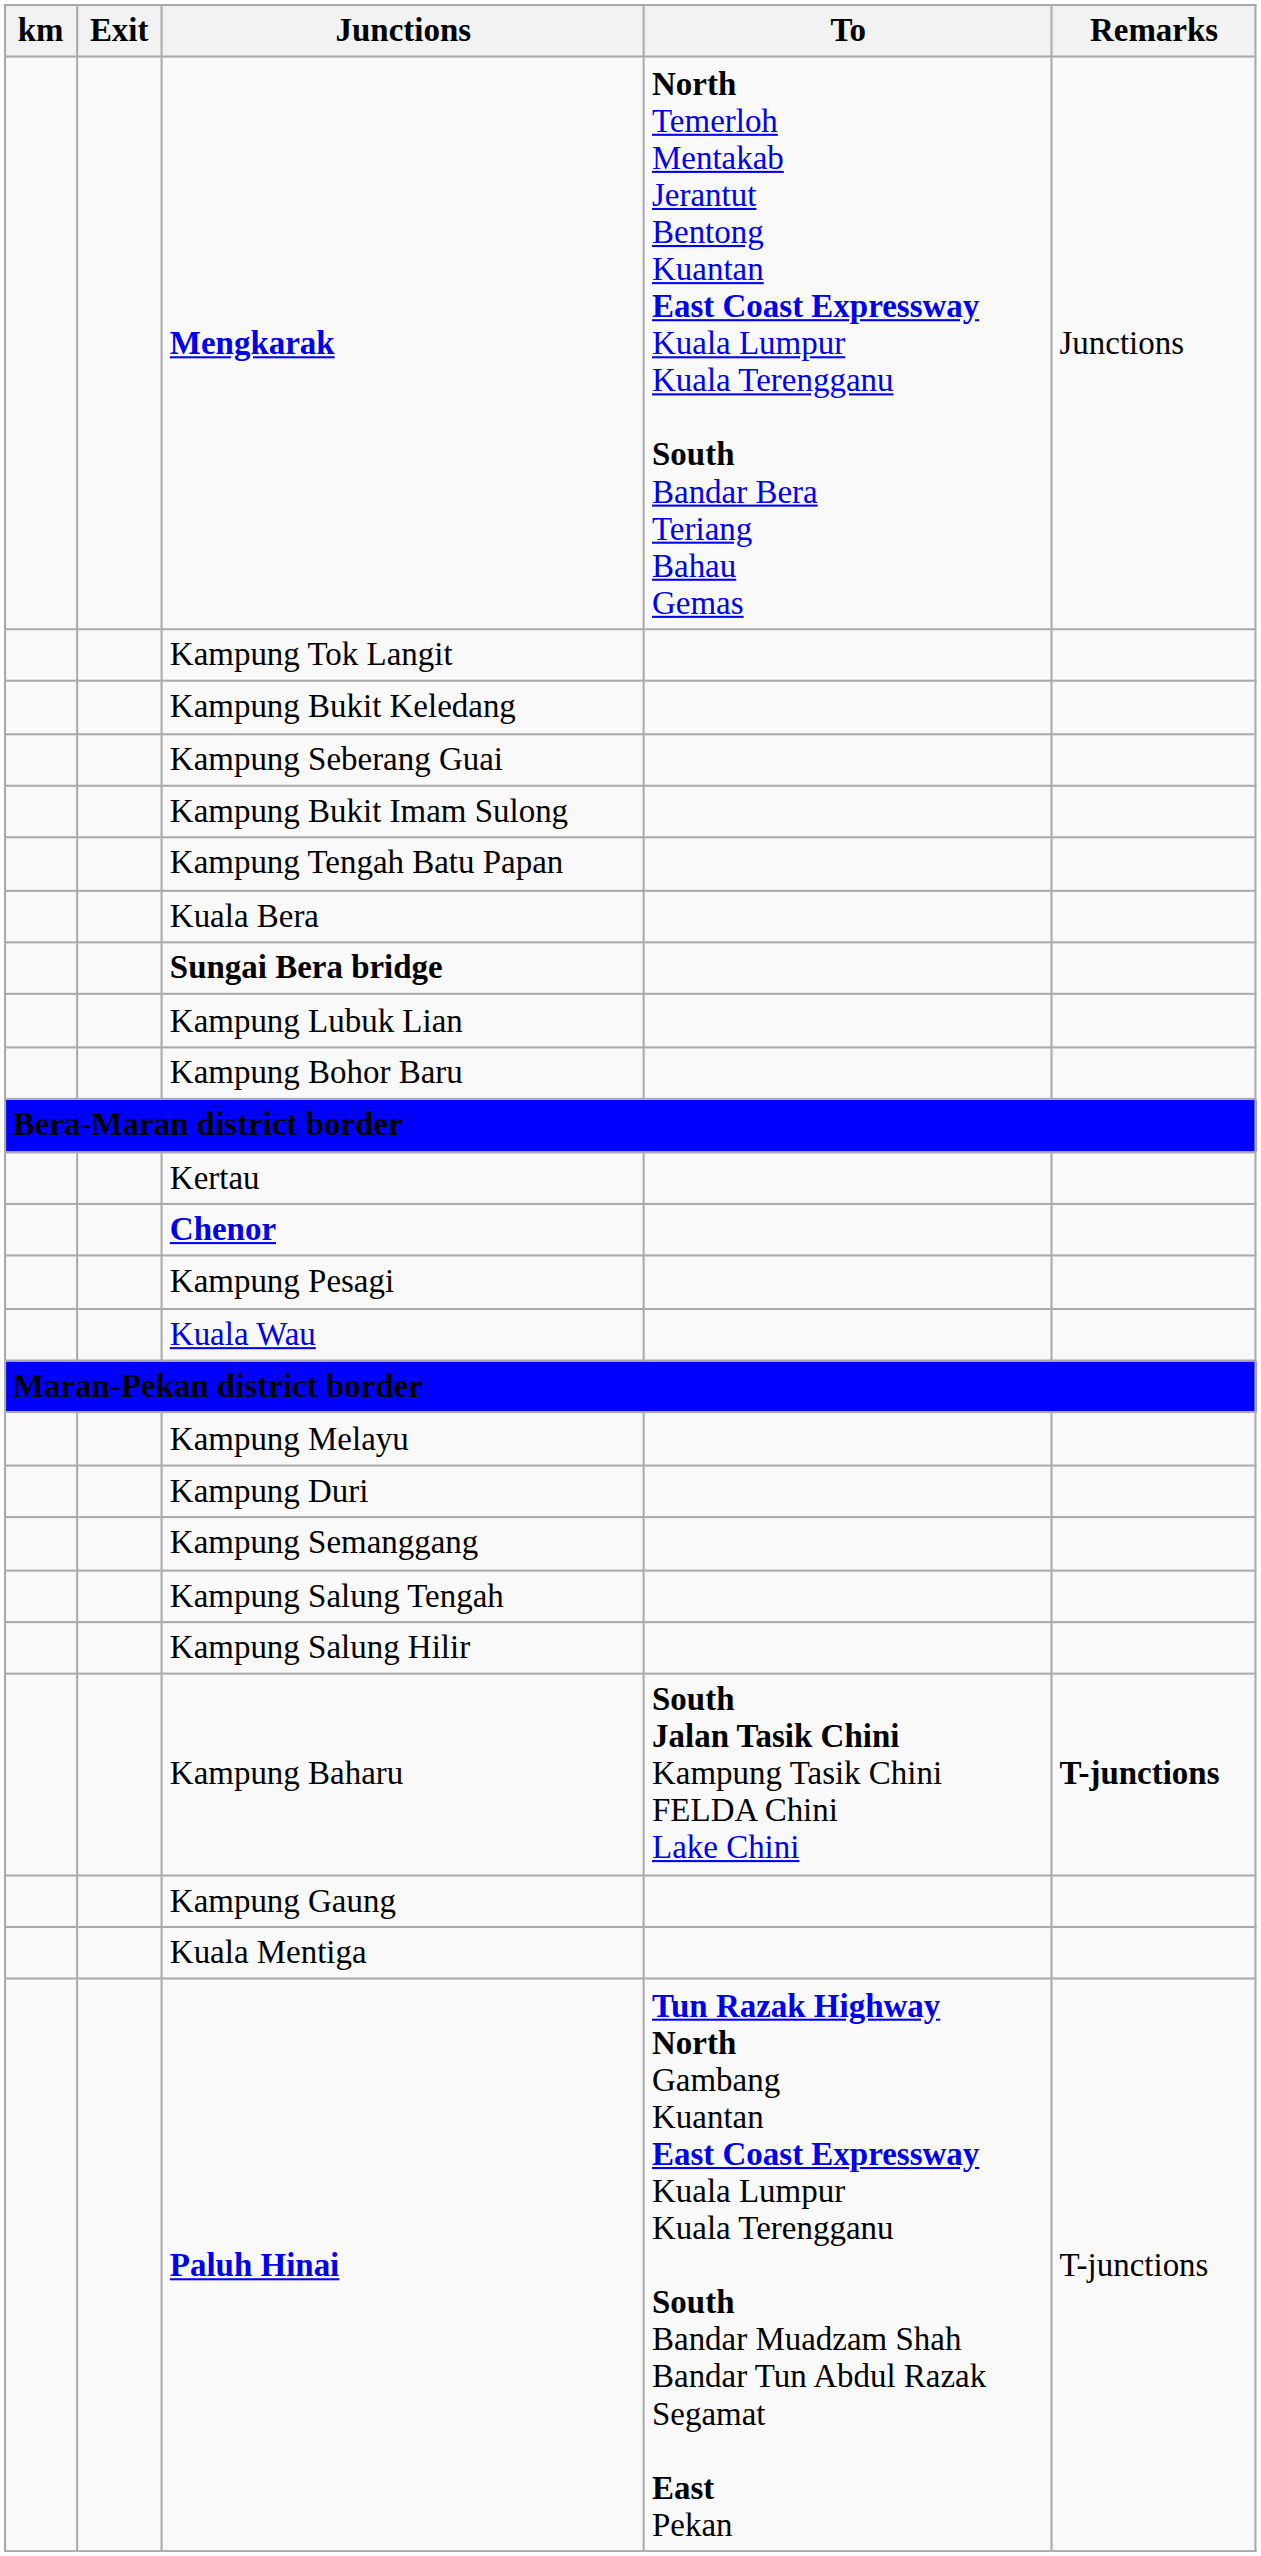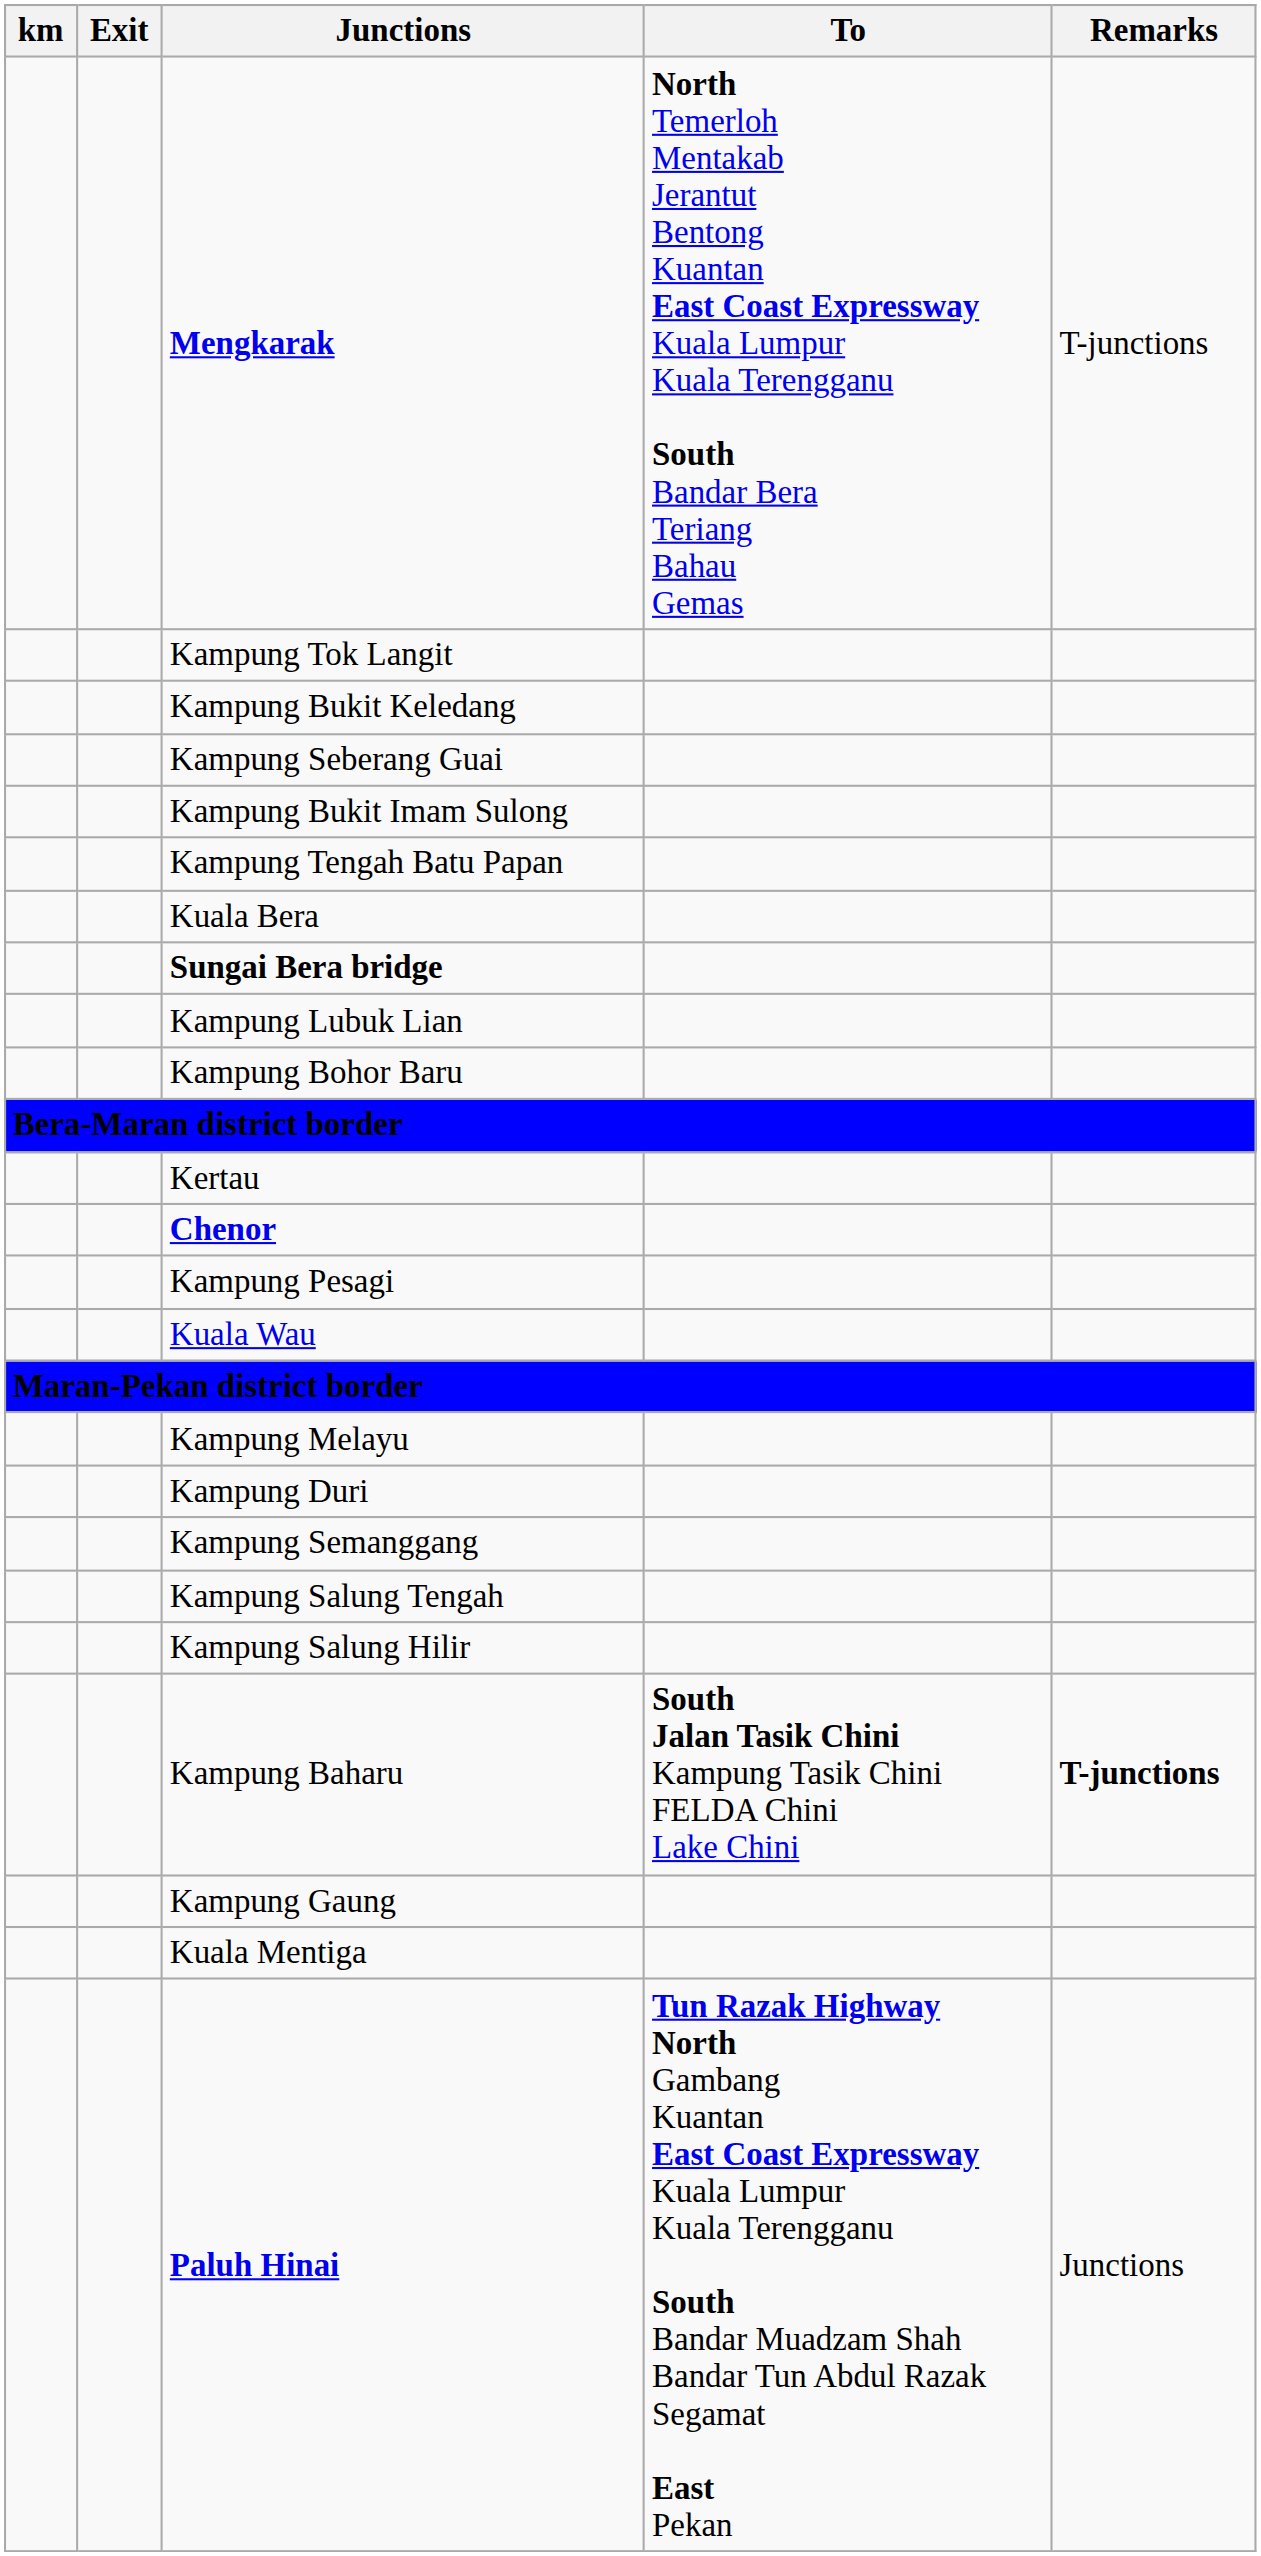(1122, 342) Junctions -> (1134, 342) T-junctions
(1134, 2264) T-junctions -> (1122, 2264) Junctions
